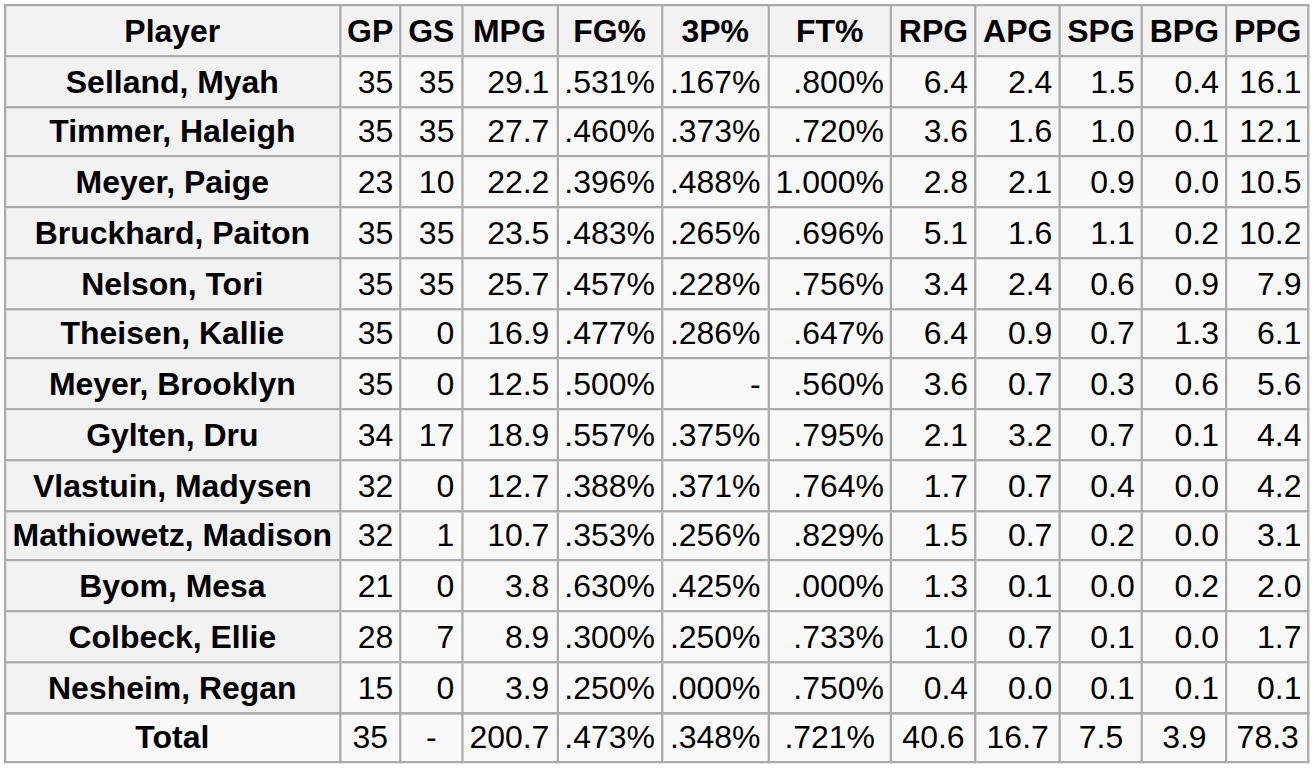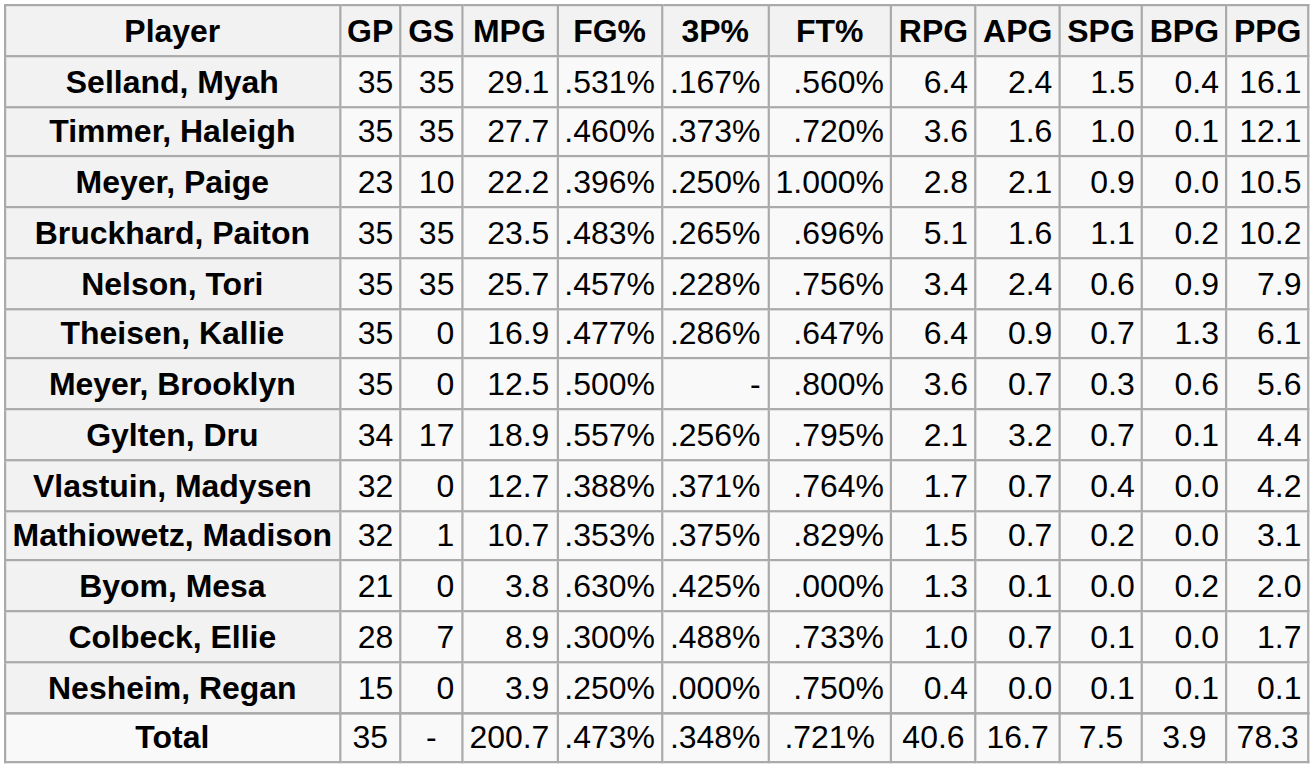(839, 81) .800% -> (839, 81) .560%
(715, 182) .488% -> (715, 182) .250%
(839, 384) .560% -> (839, 384) .800%
(715, 435) .375% -> (715, 435) .256%
(715, 536) .256% -> (715, 536) .375%
(715, 637) .250% -> (715, 637) .488%
